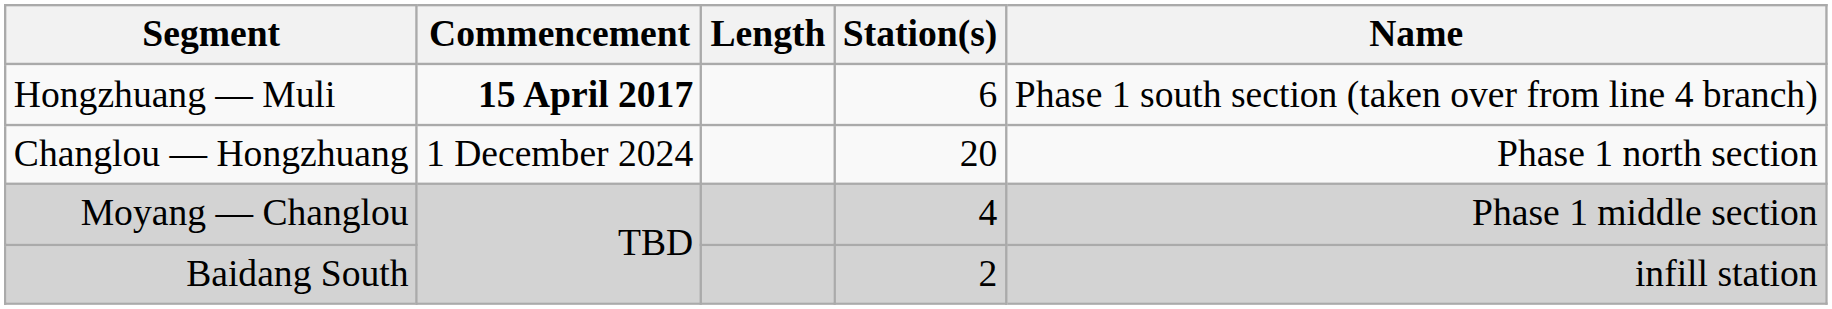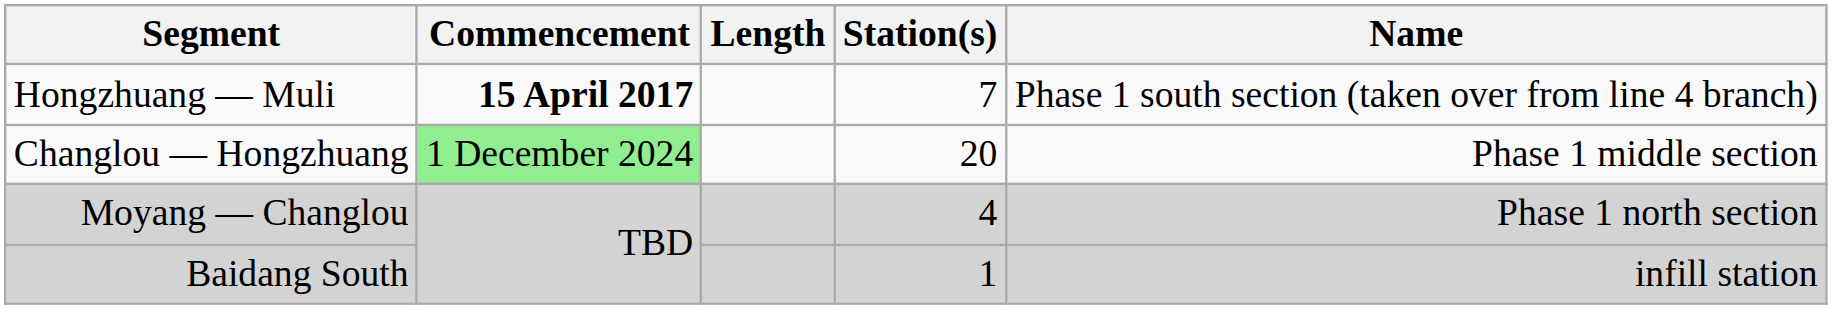(988, 93) 6 -> (988, 93) 7
(560, 153) no background -> (560, 153) lightgreen background
(1657, 153) Phase 1 north section -> (1645, 153) Phase 1 middle section
(1645, 213) Phase 1 middle section -> (1657, 213) Phase 1 north section
(988, 272) 2 -> (988, 272) 1
